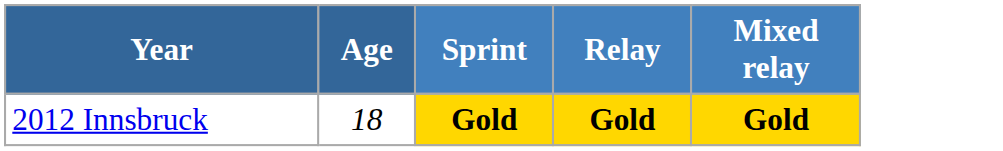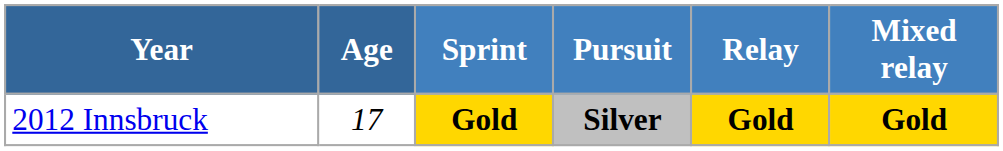+ column: (622, 49)
(367, 119) 18 -> (367, 119) 17
